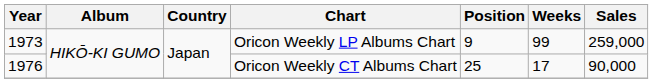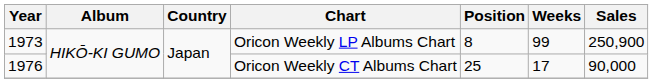(468, 41) 9 -> (468, 41) 8
(616, 41) 259,000 -> (616, 41) 250,900
